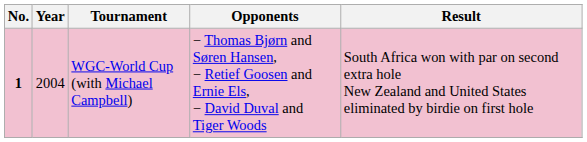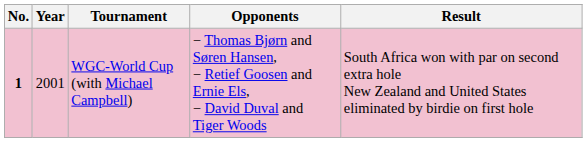(50, 83) 2004 -> (50, 83) 2001
